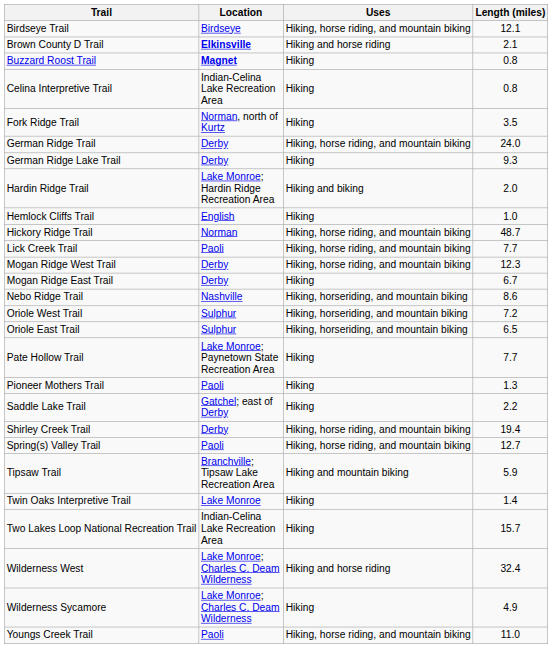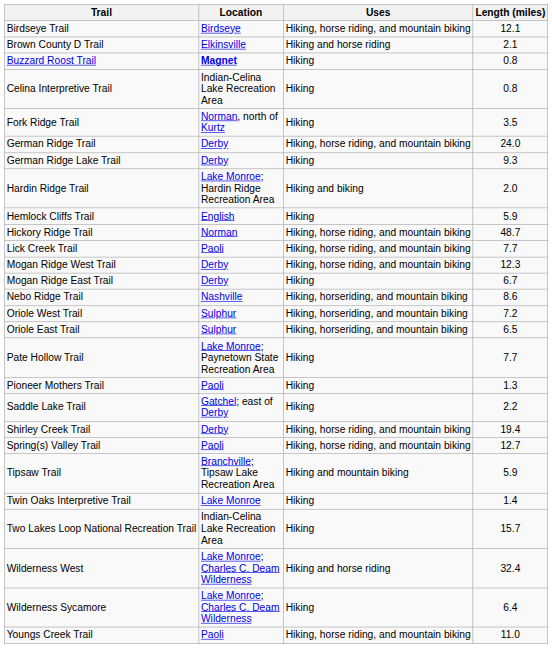(226, 45) bold -> (223, 45) normal
(510, 216) 1.0 -> (510, 216) 5.9
(510, 607) 4.9 -> (510, 607) 6.4
